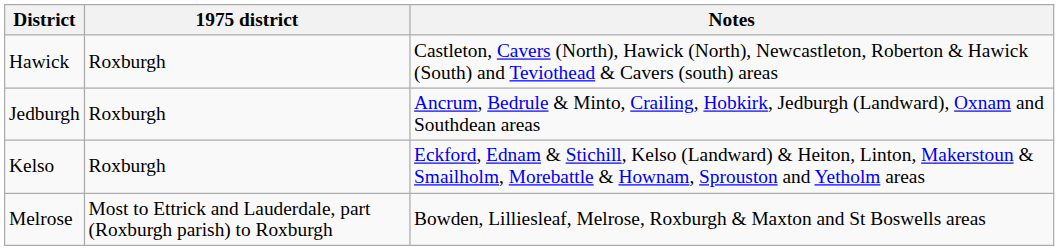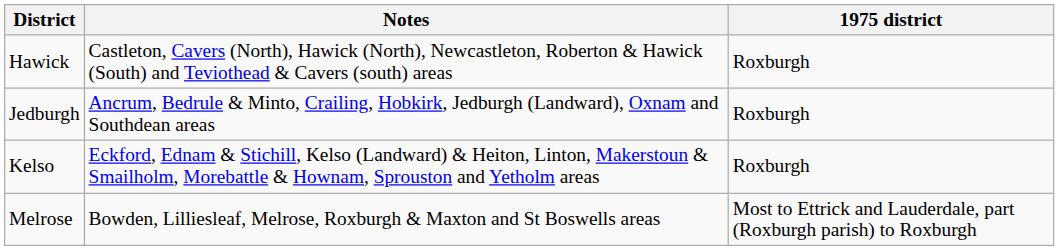columns swapped: (732, 19) <-> (247, 19)
